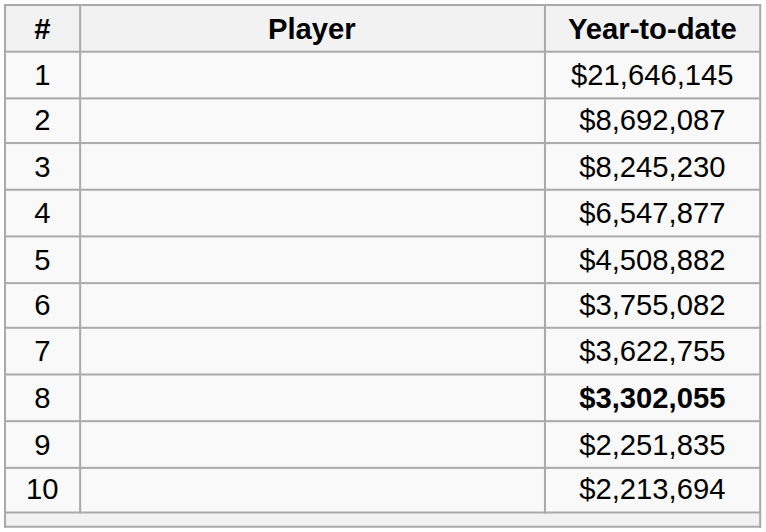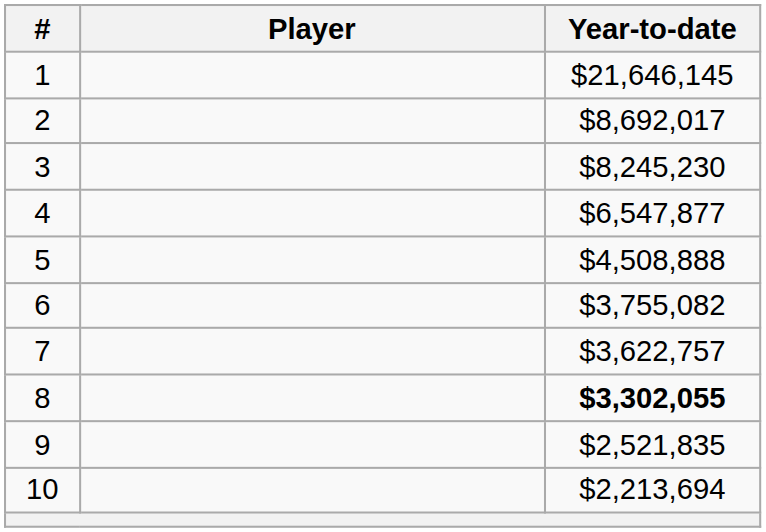(652, 121) $8,692,087 -> (652, 121) $8,692,017
(652, 259) $4,508,882 -> (652, 259) $4,508,888
(652, 352) $3,622,755 -> (652, 352) $3,622,757
(652, 444) $2,251,835 -> (652, 444) $2,521,835
